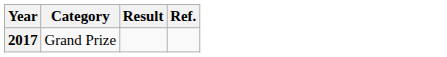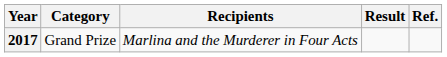+ column: (240, 16)
